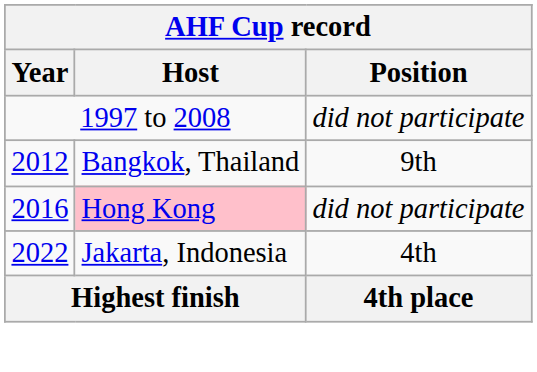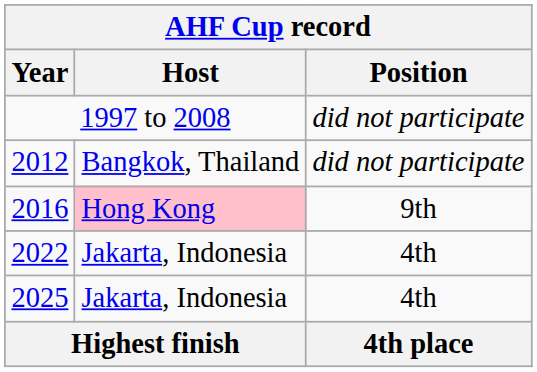(418, 162) 9th -> (418, 162) did not participate
(418, 207) did not participate -> (418, 207) 9th
+ row: (40, 298)
